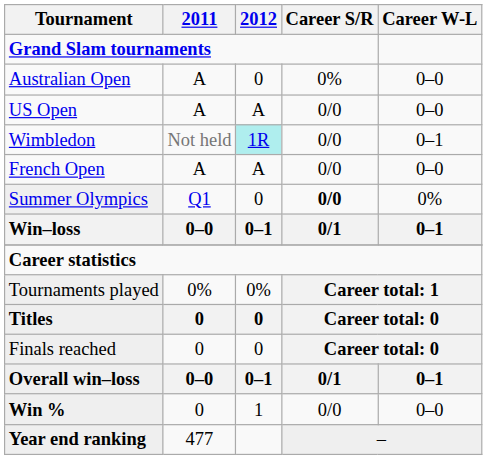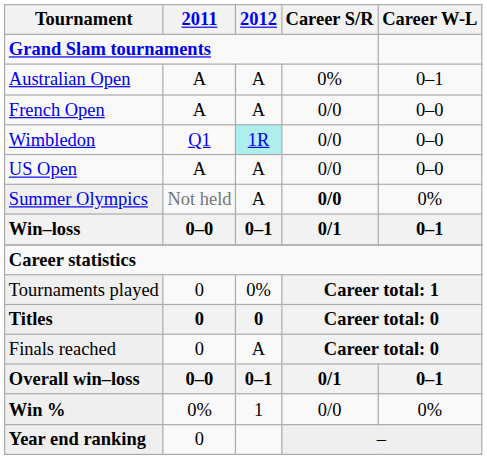(259, 78) 0 -> (259, 78) A
(430, 78) 0–0 -> (430, 78) 0–1
rows swapped: (57, 168) <-> (43, 108)
(199, 138) Not held -> (199, 138) Q1
(430, 138) 0–1 -> (430, 138) 0–0
(199, 198) Q1 -> (199, 198) Not held
(259, 198) 0 -> (259, 198) A
(199, 288) 0% -> (199, 288) 0
(259, 348) 0 -> (259, 348) A
(199, 408) 0 -> (199, 408) 0%
(430, 408) 0–0 -> (430, 408) 0%
(199, 438) 477 -> (199, 438) 0
